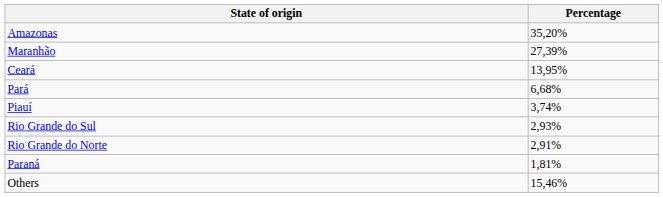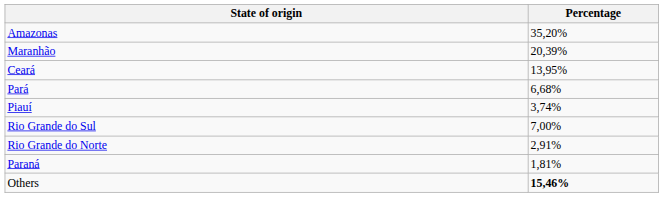(549, 51) 27,39% -> (549, 51) 20,39%
(546, 126) 2,93% -> (546, 126) 7,00%
(549, 182) normal -> (550, 182) bold
